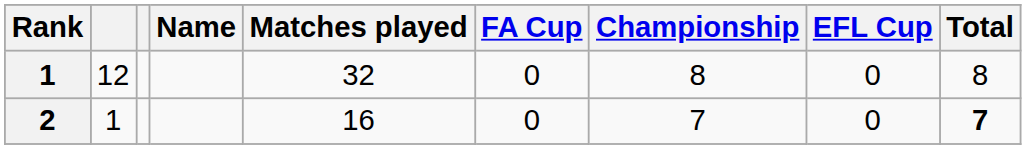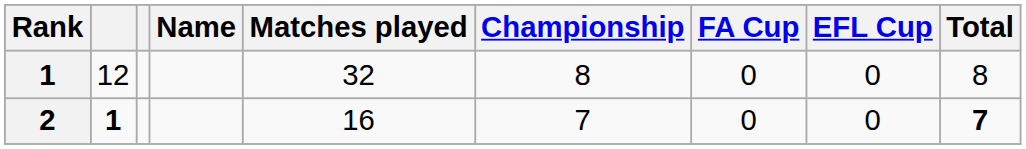columns swapped: (698, 27) <-> (532, 27)
(113, 120) normal -> (113, 120) bold
